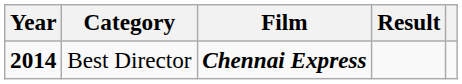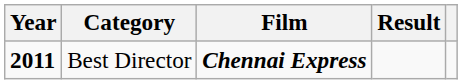(33, 59) 2014 -> (33, 59) 2011
